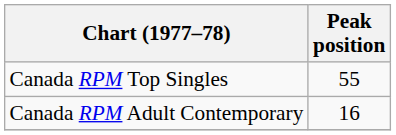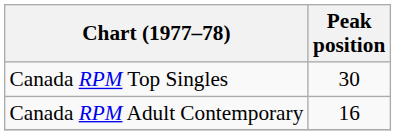(349, 79) 55 -> (349, 79) 30
